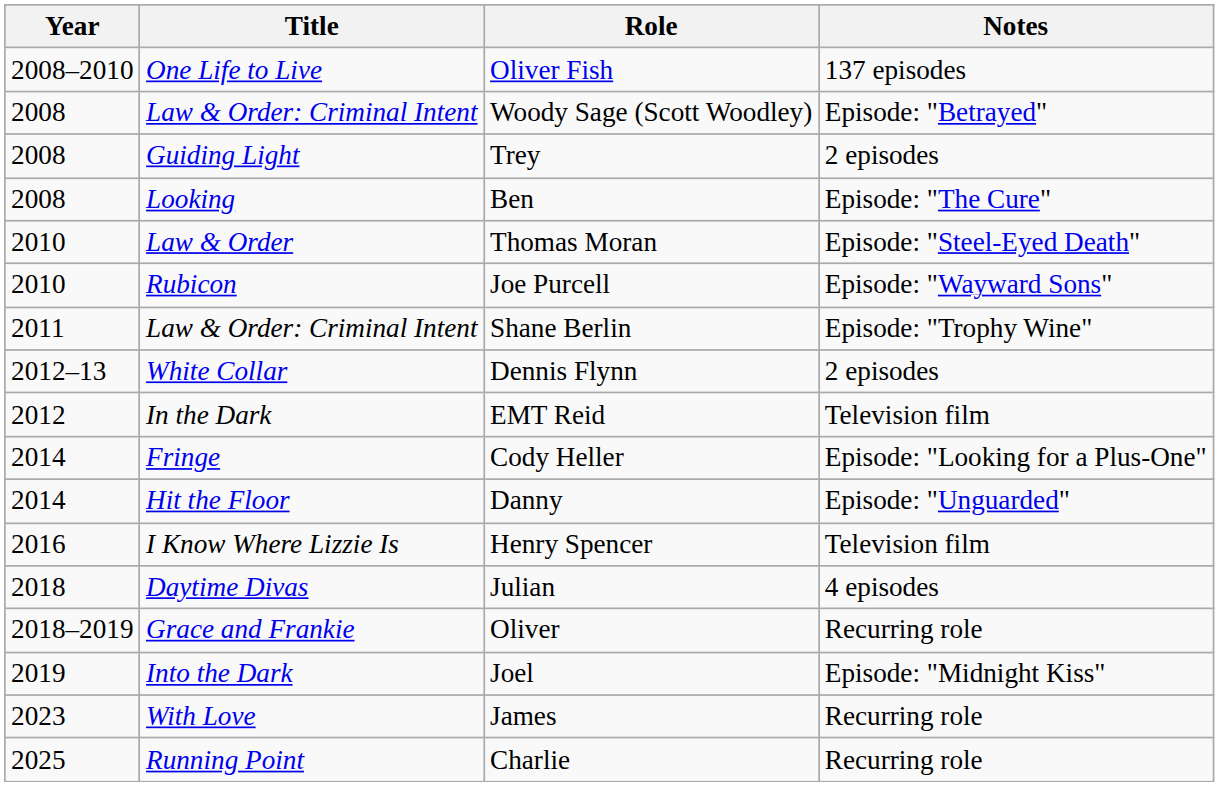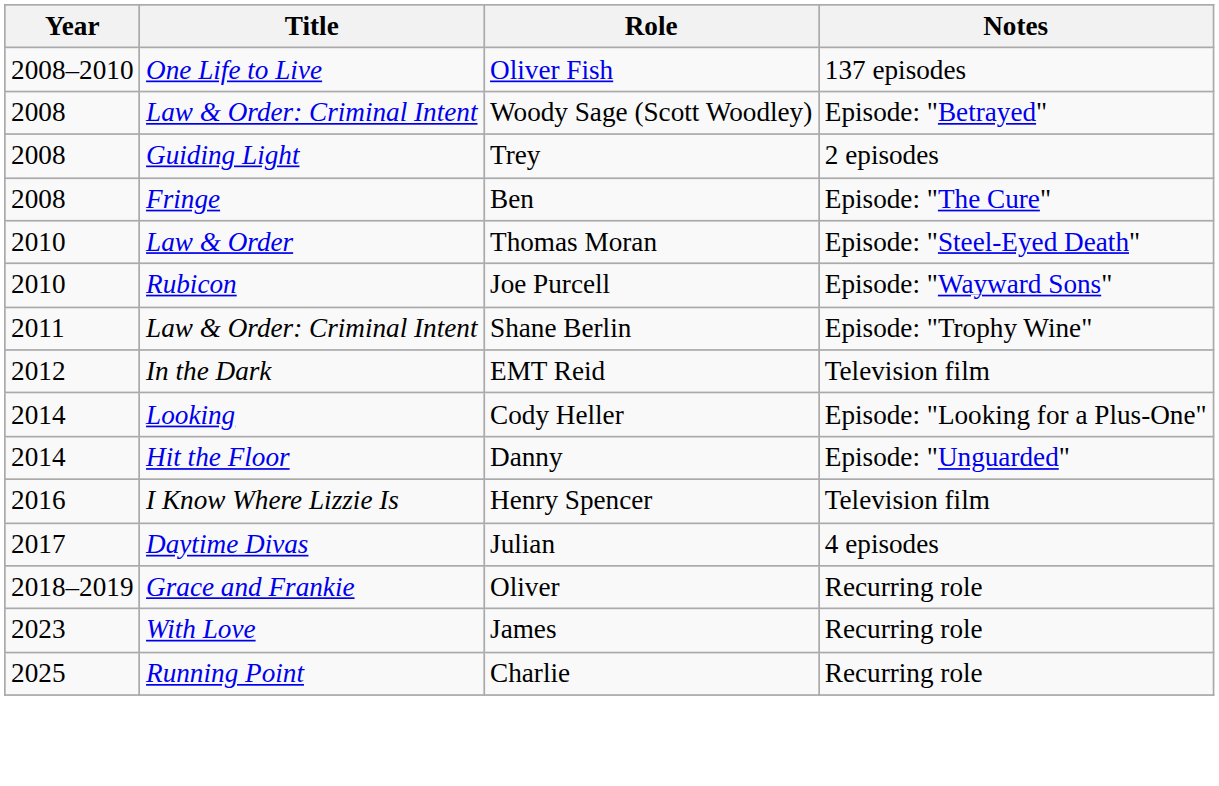(191, 198) Looking -> (183, 198) Fringe
- row: (564, 371)
(183, 457) Fringe -> (191, 414) Looking
(38, 586) 2018 -> (38, 543) 2017
- row: (512, 673)
